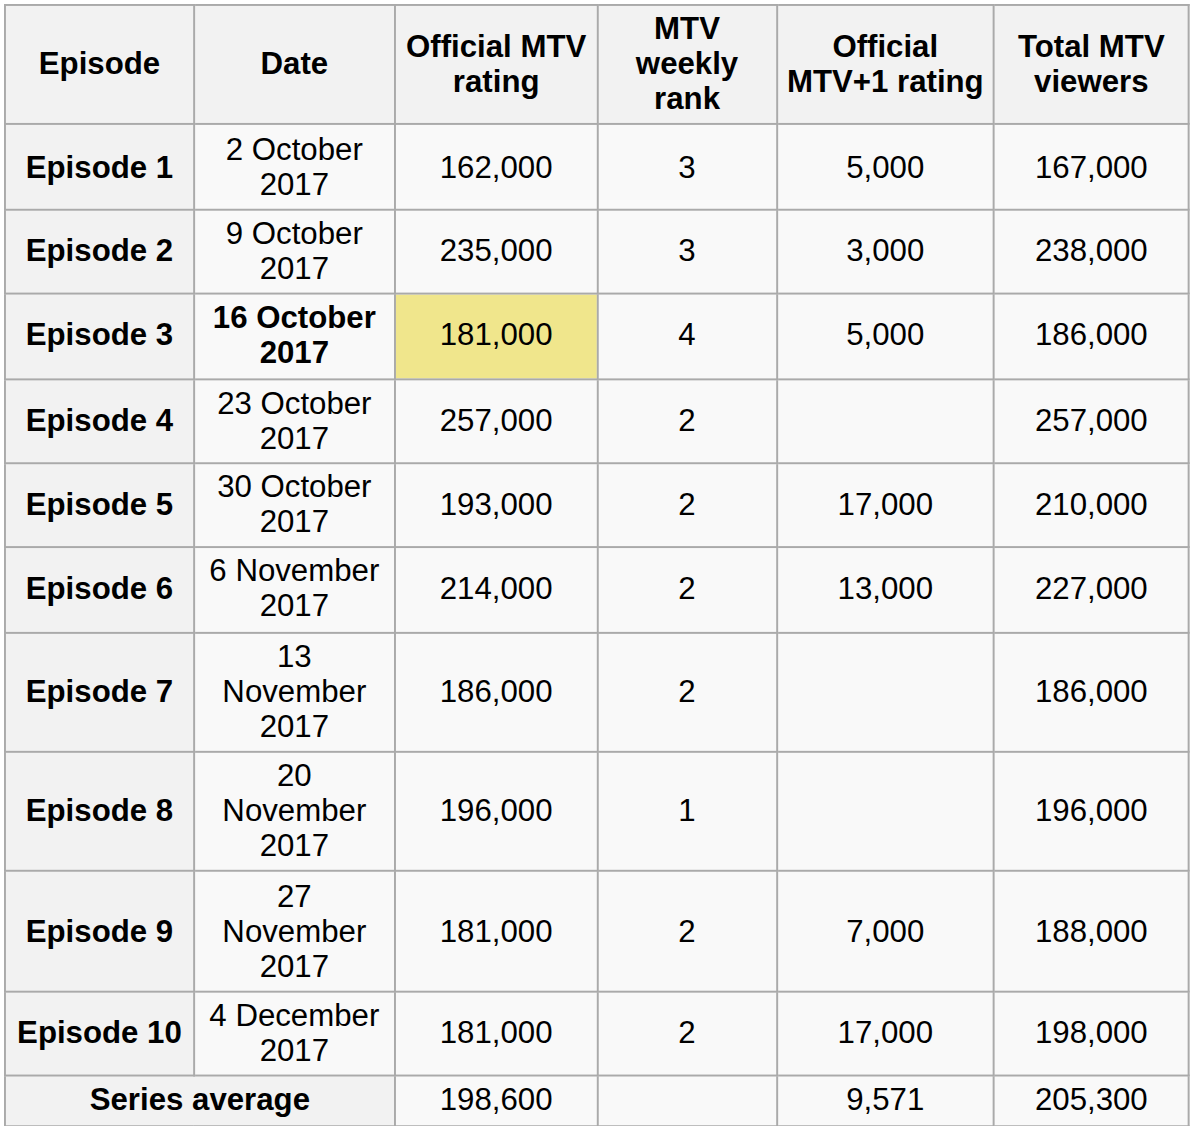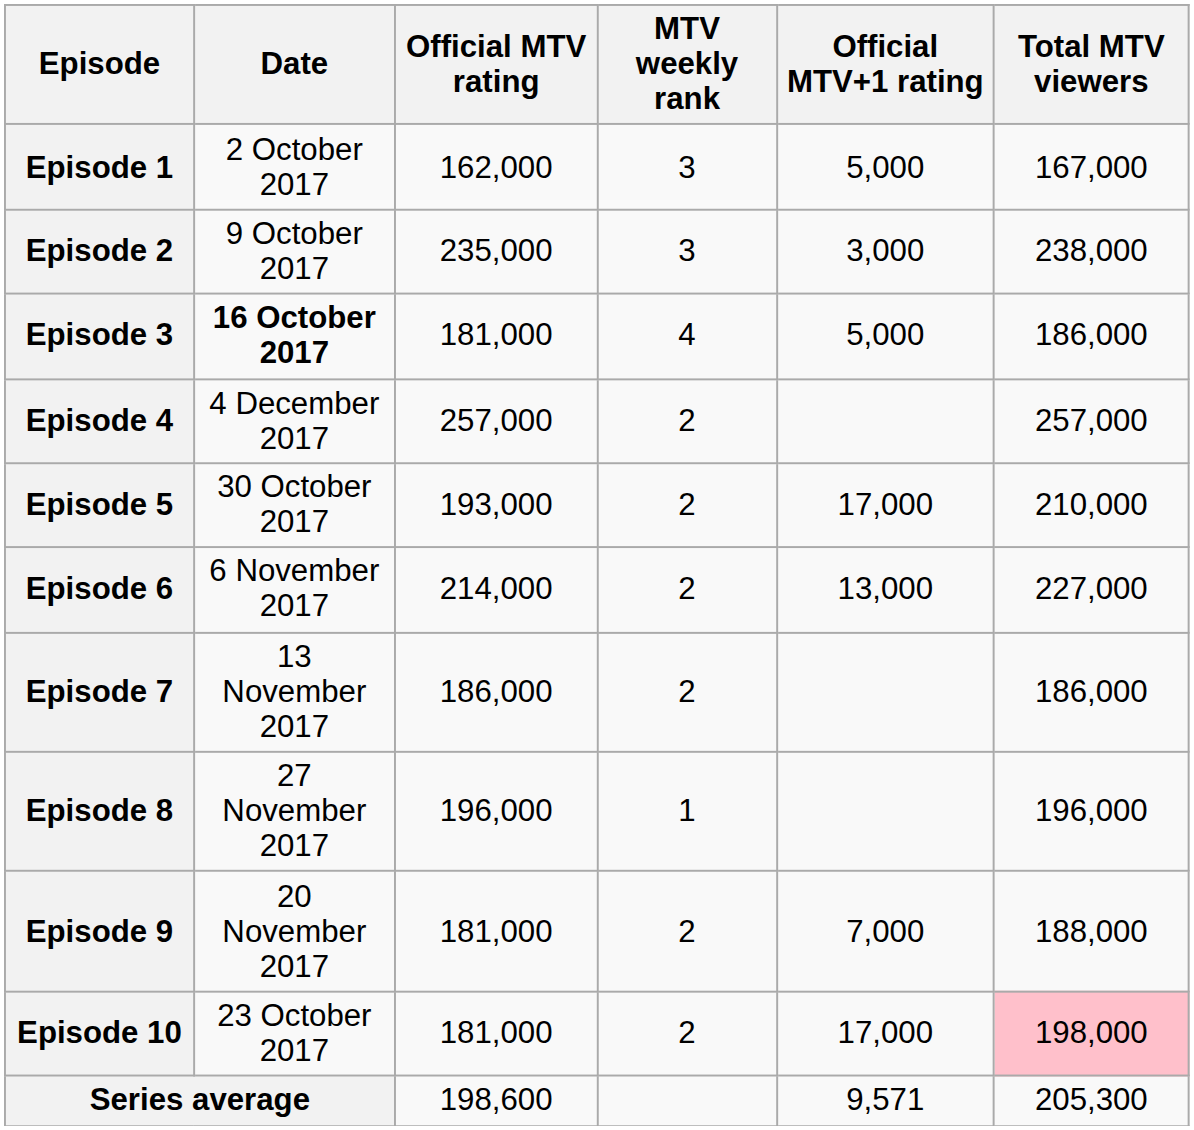(496, 335) khaki background -> (496, 335) no background
(294, 420) 23 October 2017 -> (294, 420) 4 December 2017
(294, 811) 20 November 2017 -> (294, 811) 27 November 2017
(294, 930) 27 November 2017 -> (294, 930) 20 November 2017
(294, 1033) 4 December 2017 -> (294, 1033) 23 October 2017
(1091, 1033) no background -> (1091, 1033) pink background
